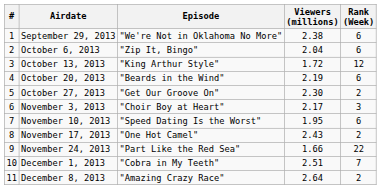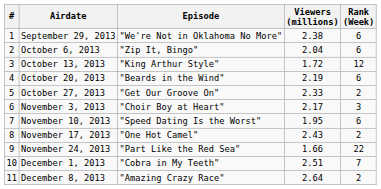(313, 92) 2.30 -> (313, 92) 2.33
